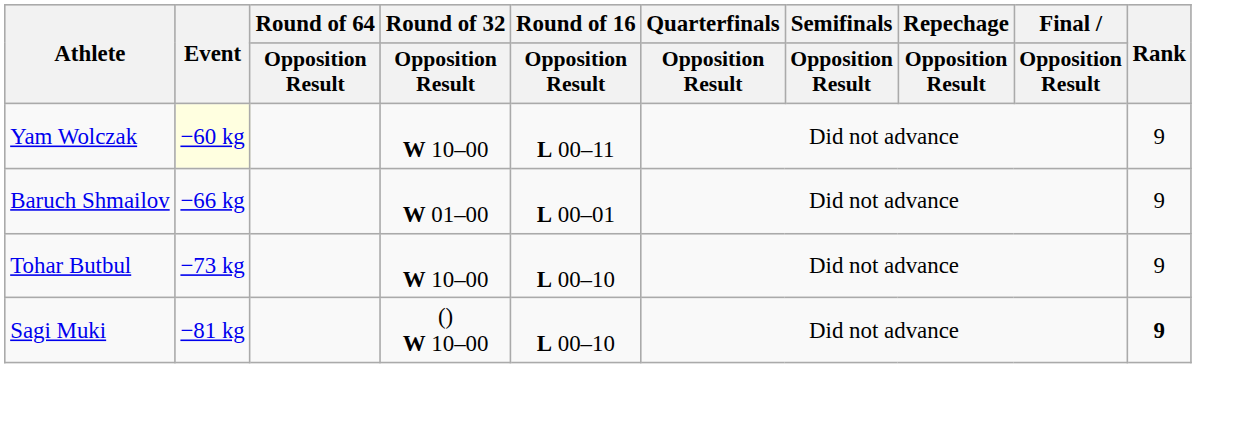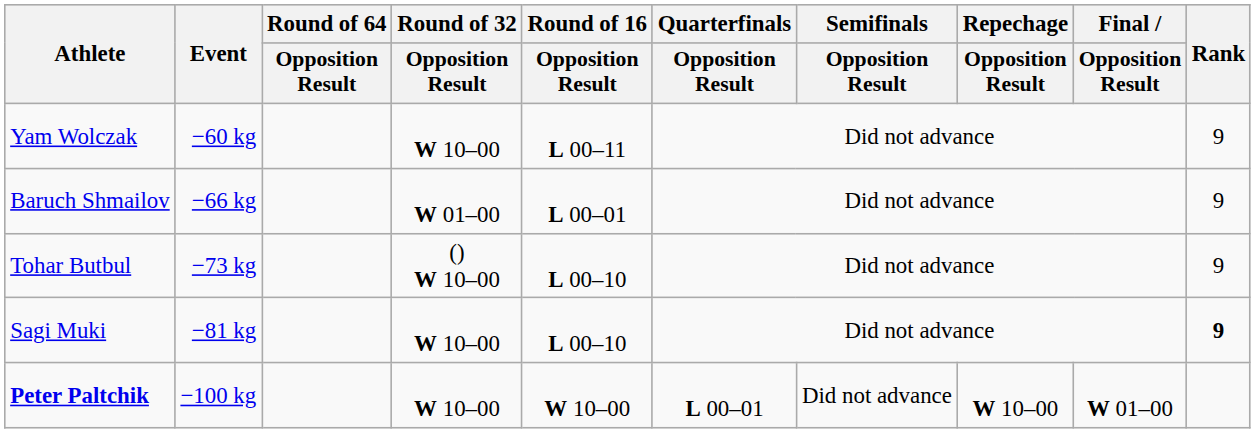(213, 136) lightyellow background -> (224, 136) no background
(446, 279) W 10–00 -> (457, 265) () W 10–00
(446, 330) () W 10–00 -> (457, 344) W 10–00
+ row: (80, 395)
